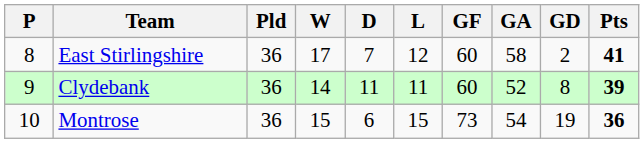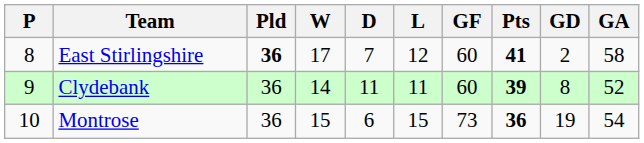columns swapped: (516, 21) <-> (614, 21)
(271, 54) normal -> (271, 54) bold
